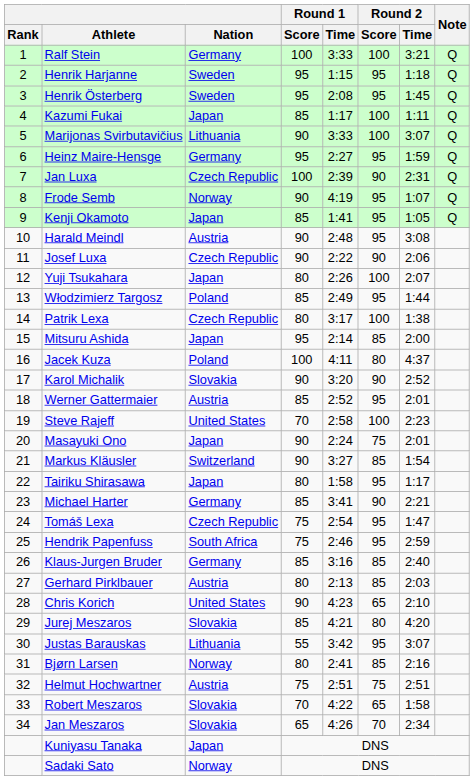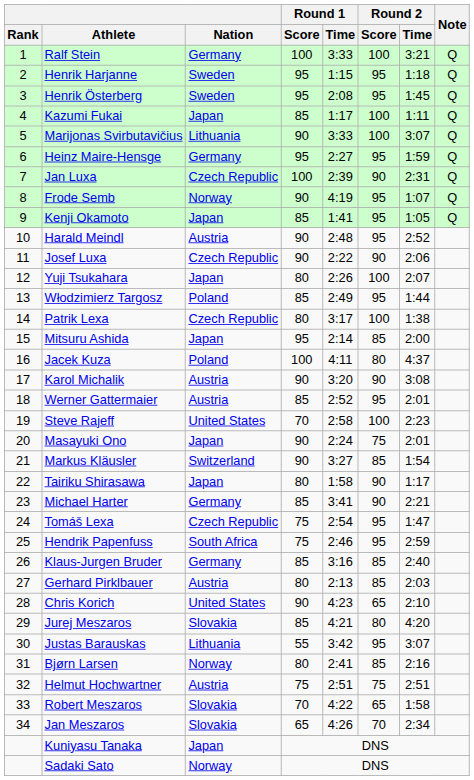(417, 237) 3:08 -> (417, 237) 2:52
(213, 380) Slovakia -> (208, 380) Austria
(417, 380) 2:52 -> (417, 380) 3:08
(379, 481) 95 -> (379, 481) 90
